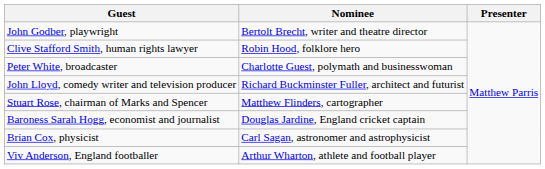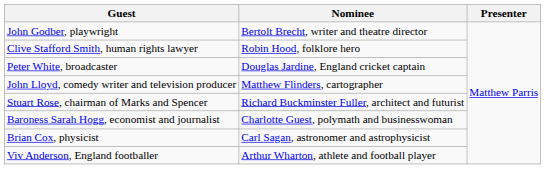(347, 66) Charlotte Guest, polymath and businesswoman -> (333, 66) Douglas Jardine, England cricket captain
(353, 84) Richard Buckminster Fuller, architect and futurist -> (312, 84) Matthew Flinders, cartographer
(312, 102) Matthew Flinders, cartographer -> (353, 102) Richard Buckminster Fuller, architect and futurist
(333, 119) Douglas Jardine, England cricket captain -> (347, 119) Charlotte Guest, polymath and businesswoman
